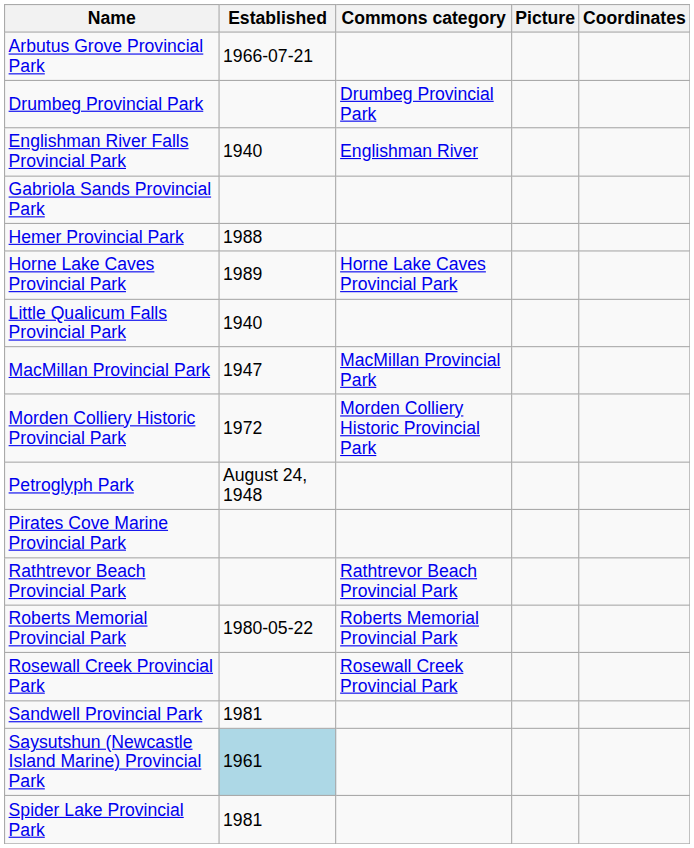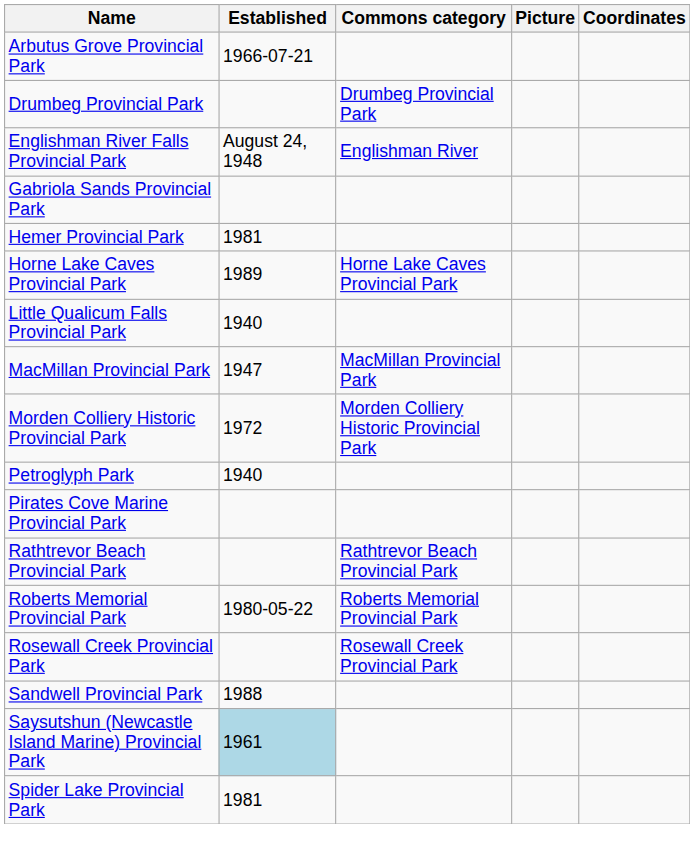(243, 151) 1940 -> (265, 151) August 24, 1948
(243, 237) 1988 -> (243, 237) 1981
(265, 485) August 24, 1948 -> (243, 475) 1940
(243, 714) 1981 -> (243, 694) 1988
